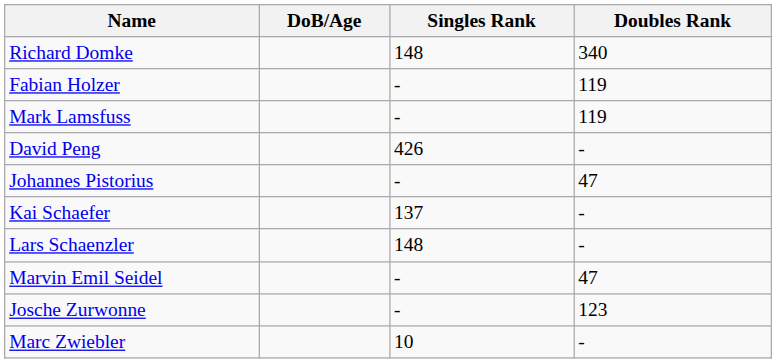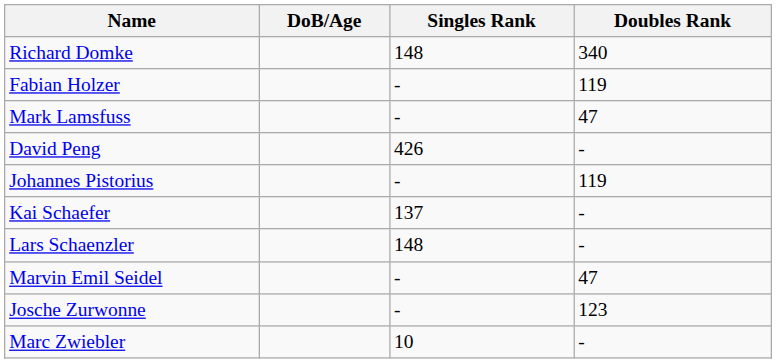(592, 116) 119 -> (588, 116) 47
(588, 181) 47 -> (592, 181) 119
